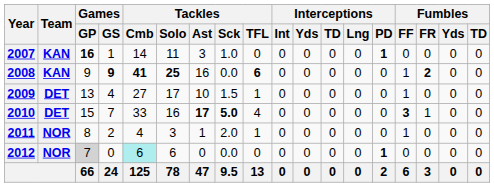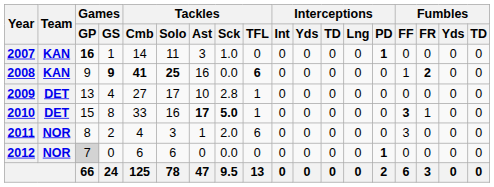(229, 93) 1.5 -> (229, 93) 2.8
(406, 93) 1 -> (406, 93) 0
(111, 113) 7 -> (111, 113) 8
(257, 113) 4 -> (257, 113) 1
(257, 133) 1 -> (257, 133) 6
(406, 133) 1 -> (406, 133) 3
(140, 152) paleturquoise background -> (140, 152) no background
